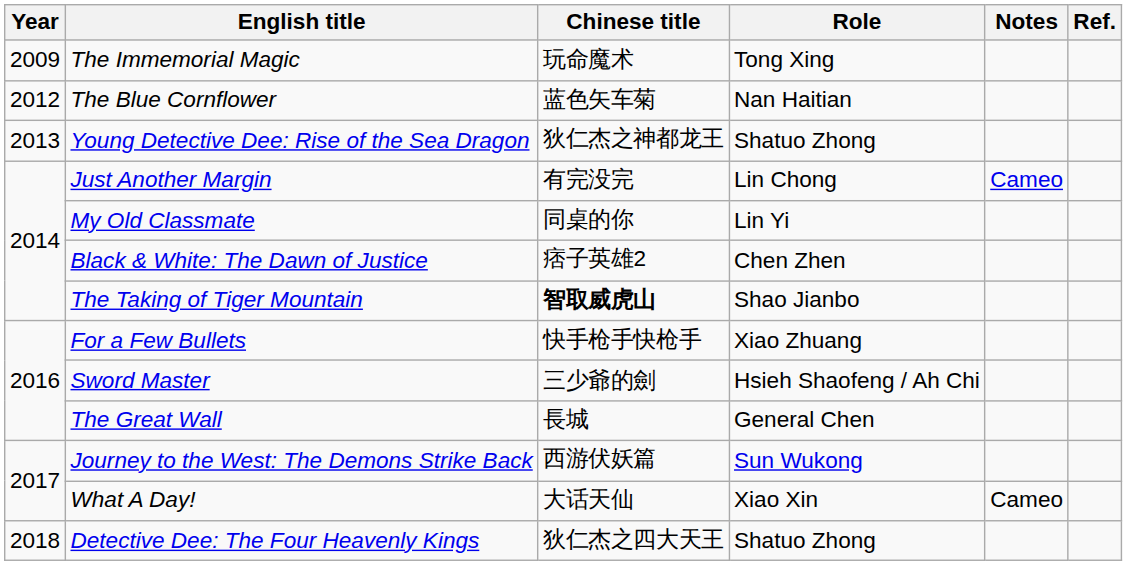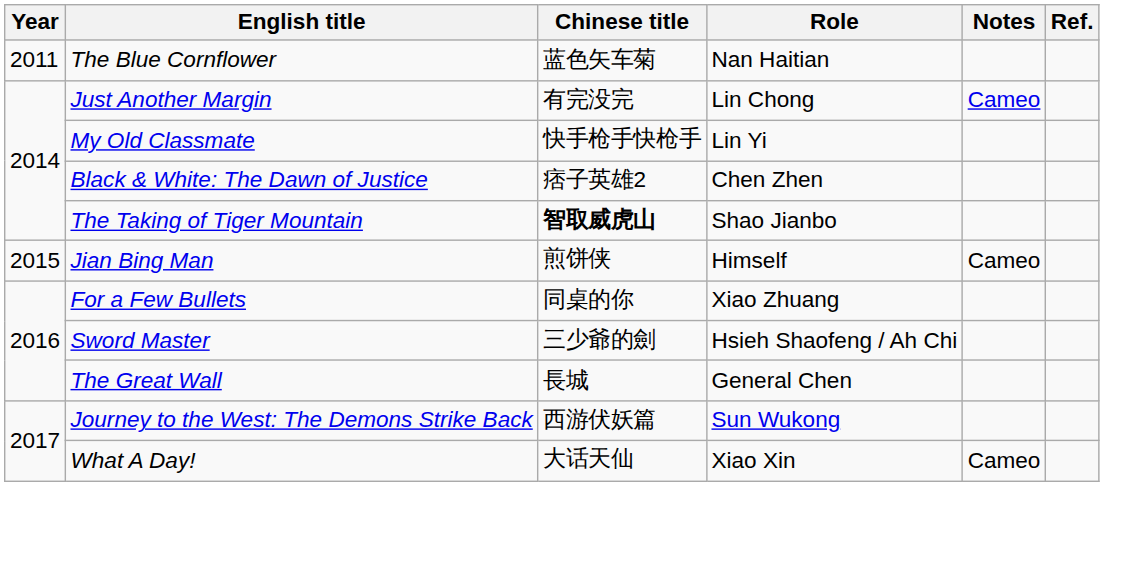- row: (185, 60)
(35, 100) 2012 -> (34, 60) 2011
- row: (300, 140)
(588, 219) 同桌的你 -> (622, 139) 快手枪手快枪手
+ row: (142, 260)
(622, 339) 快手枪手快枪手 -> (588, 299) 同桌的你
- row: (275, 540)
